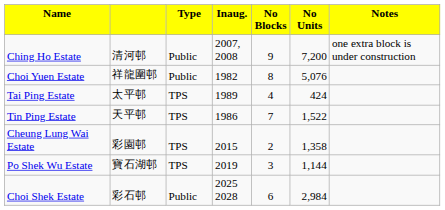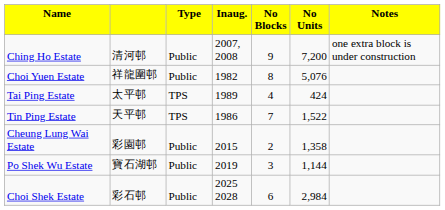(178, 146) TPS -> (183, 146) Public
(178, 166) TPS -> (183, 166) Public
